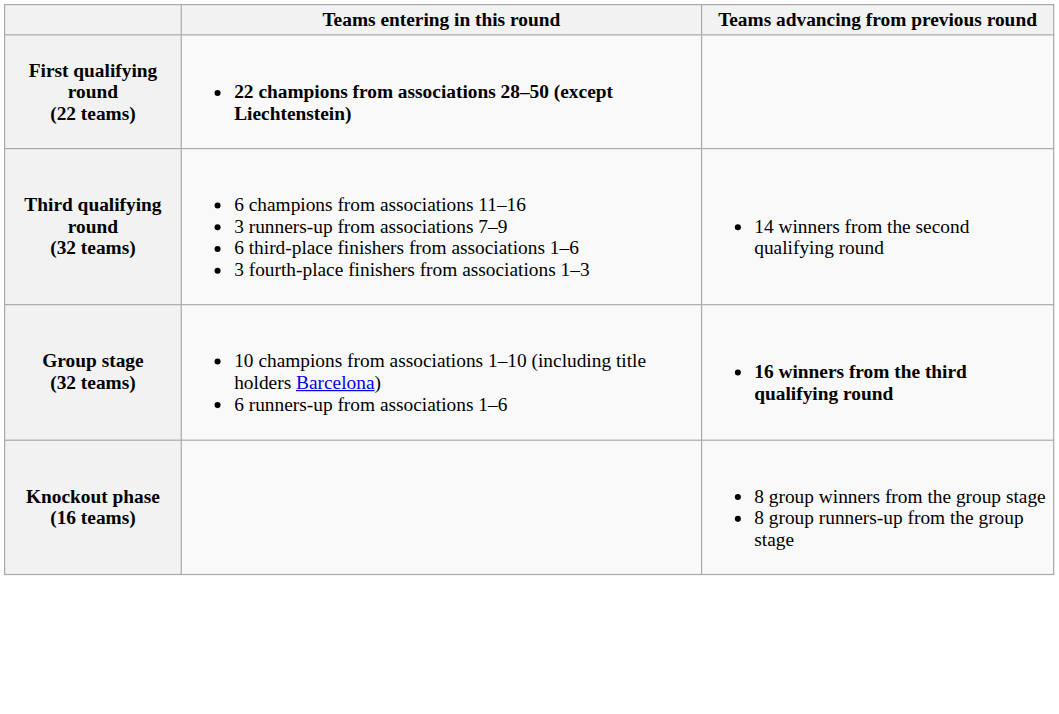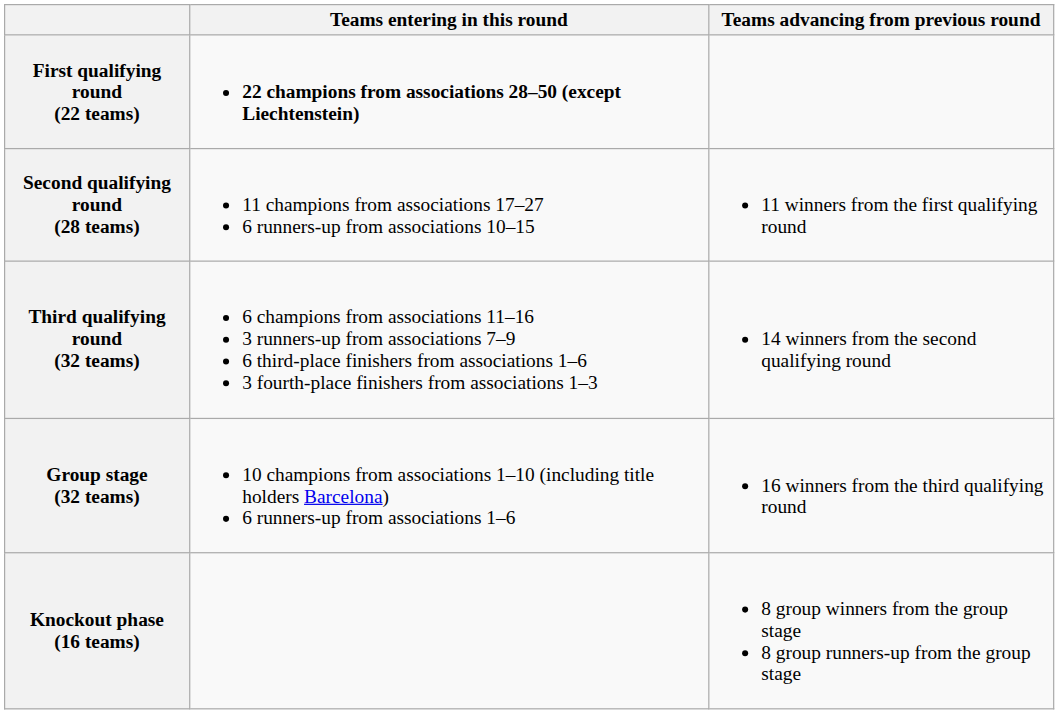+ row: (97, 204)
(878, 383) bold -> (881, 496) normal
